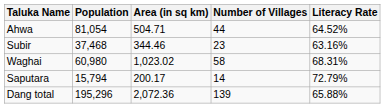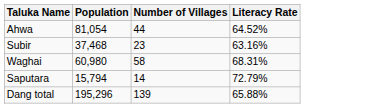- column: (171, 12)
